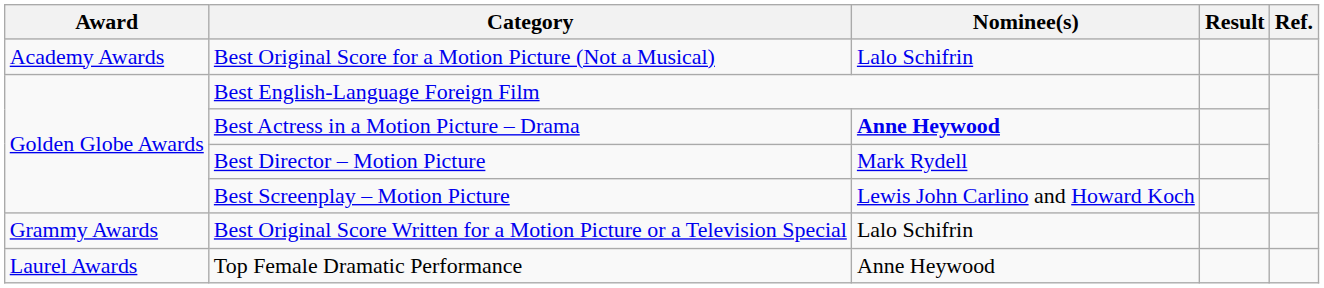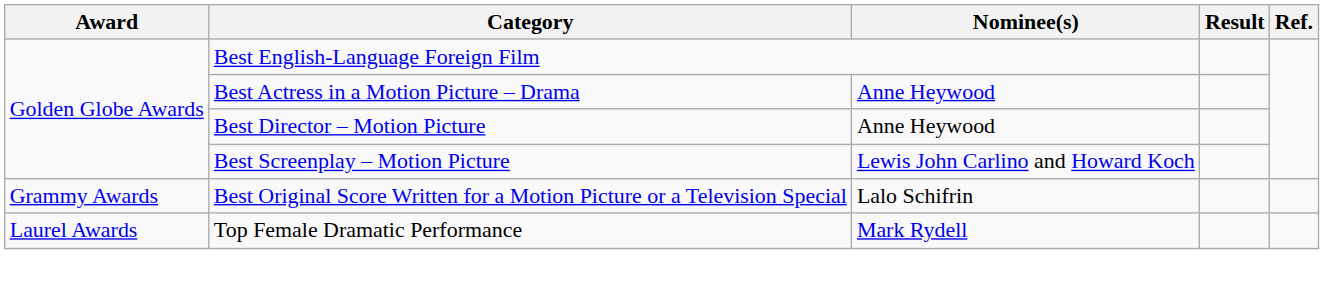- row: (464, 56)
(928, 126) bold -> (926, 91) normal
(912, 160) Mark Rydell -> (926, 126) Anne Heywood
(926, 265) Anne Heywood -> (912, 230) Mark Rydell
